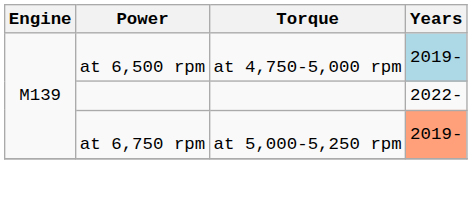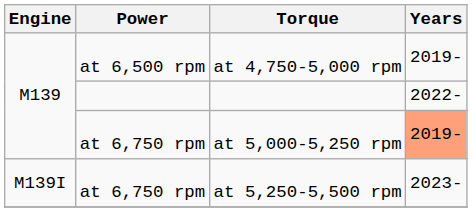(436, 57) lightblue background -> (436, 57) no background
+ row: (143, 193)
